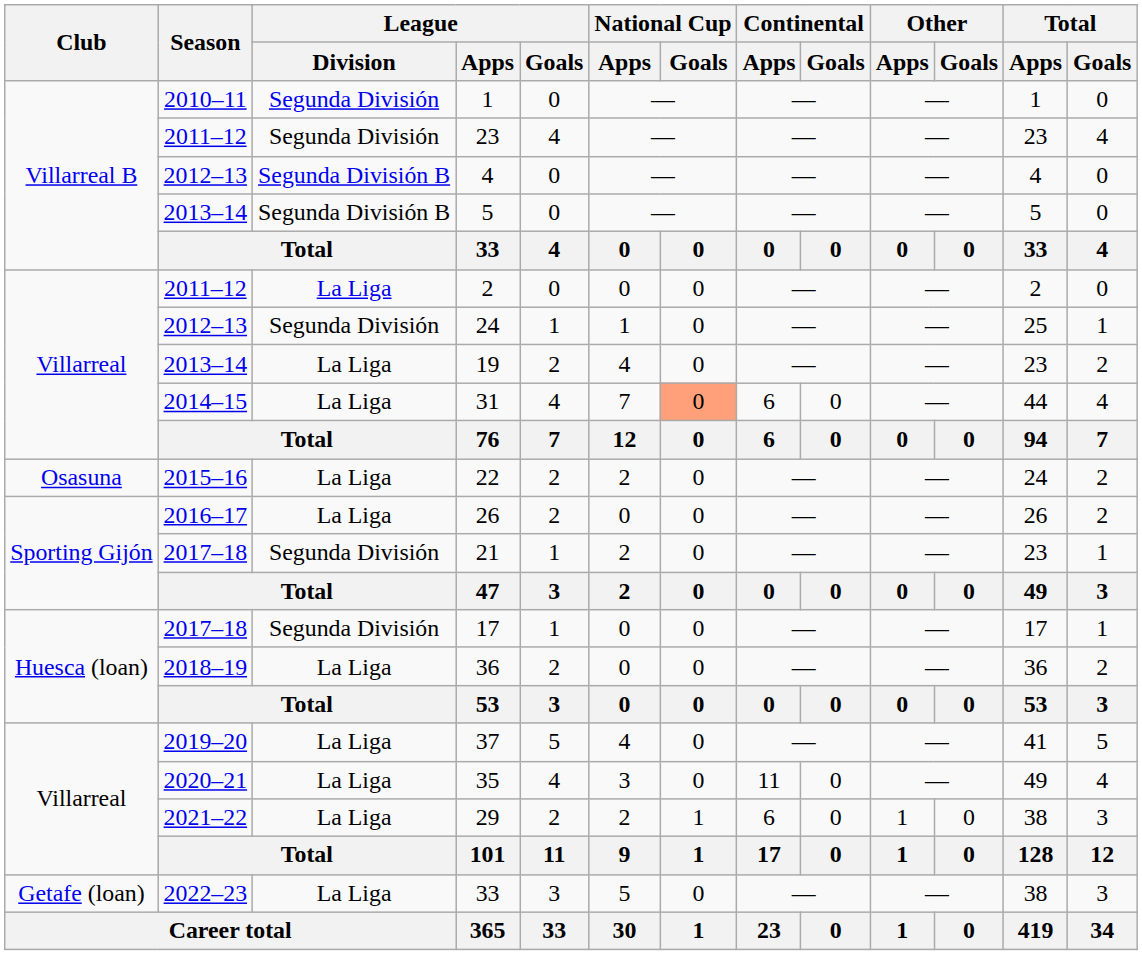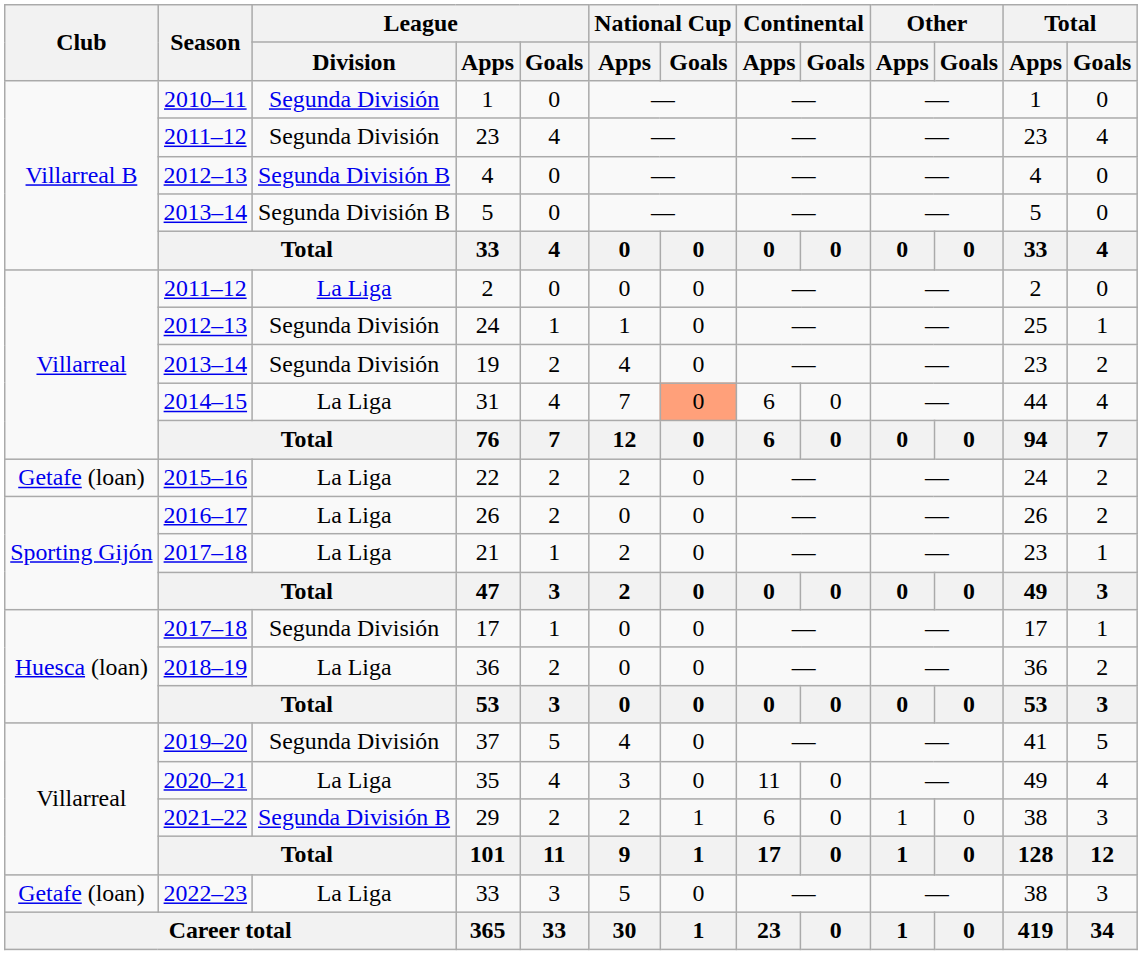(354, 363) La Liga -> (354, 363) Segunda División
(81, 477) Osasuna -> (81, 477) Getafe (loan)
(354, 552) Segunda División -> (354, 552) La Liga
(354, 741) La Liga -> (354, 741) Segunda División
(354, 817) La Liga -> (354, 817) Segunda División B
